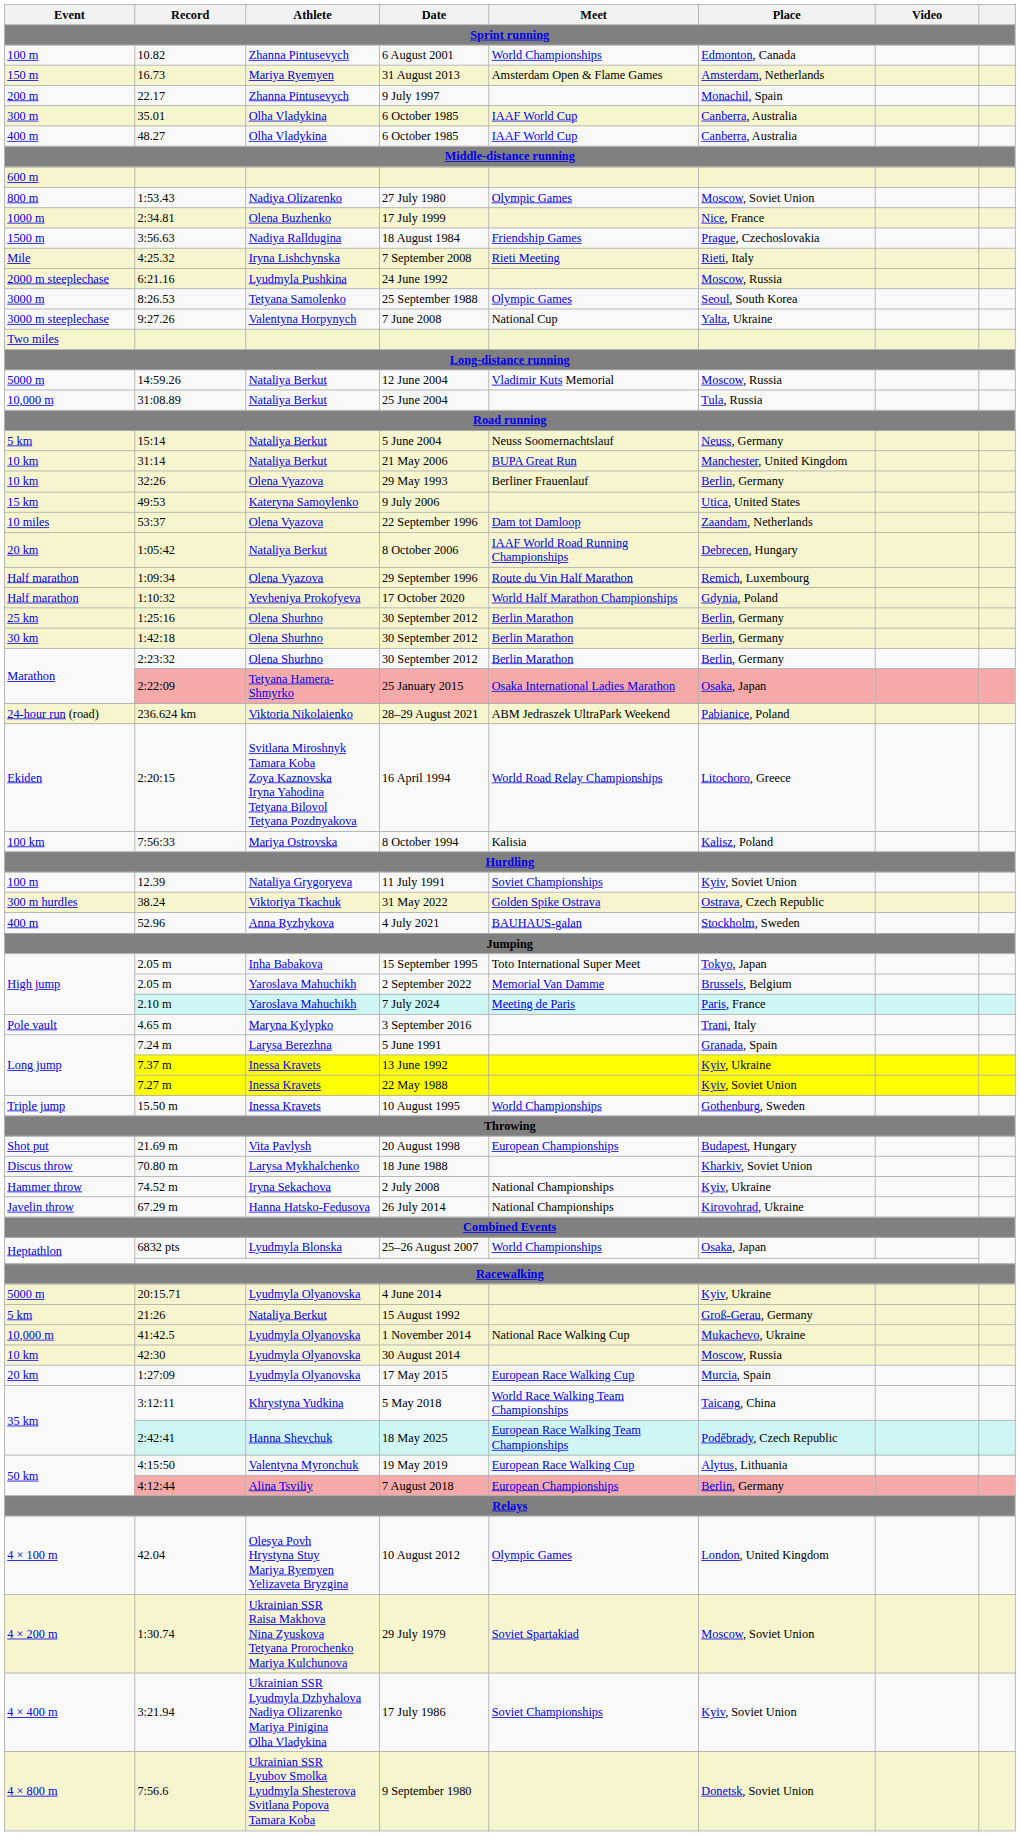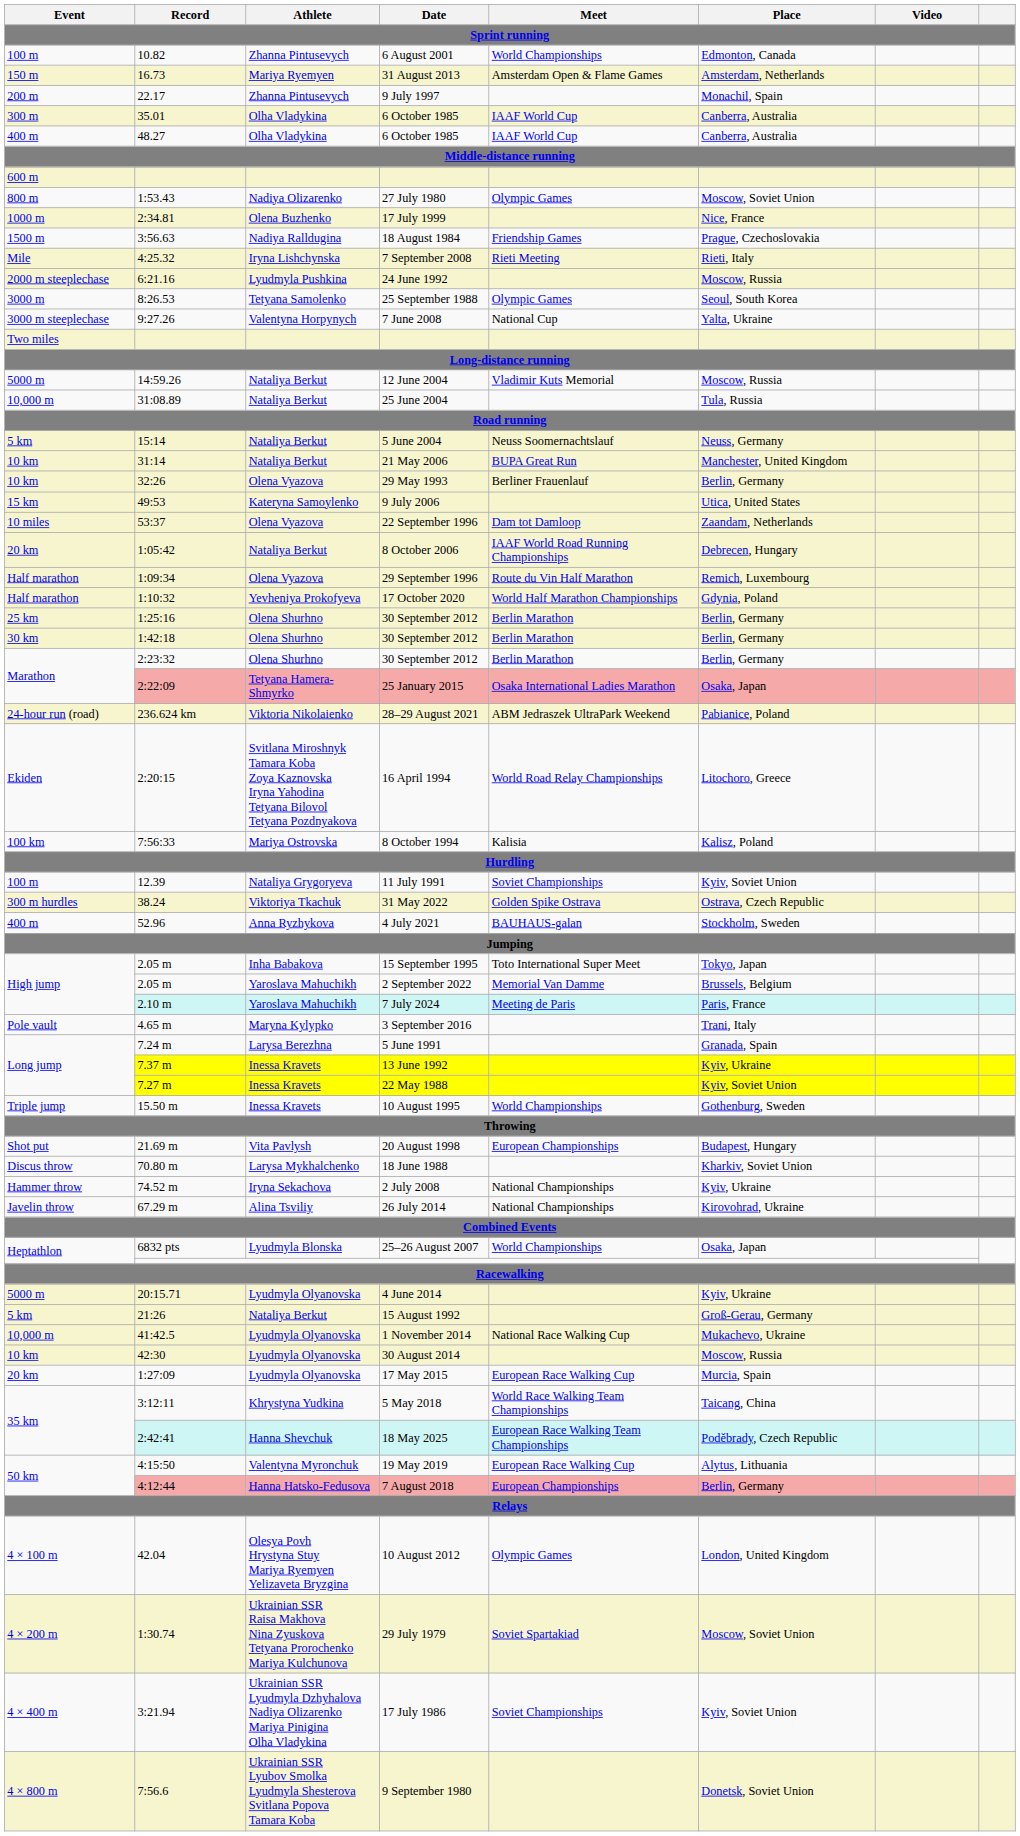(309, 1207) Hanna Hatsko-Fedusova -> (281, 1207) Alina Tsviliy
(281, 1485) Alina Tsviliy -> (309, 1485) Hanna Hatsko-Fedusova
